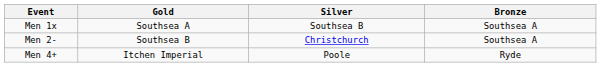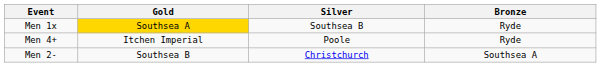(163, 26) no background -> (163, 26) gold background
(510, 26) Southsea A -> (510, 26) Ryde
rows swapped: (41, 40) <-> (41, 55)
